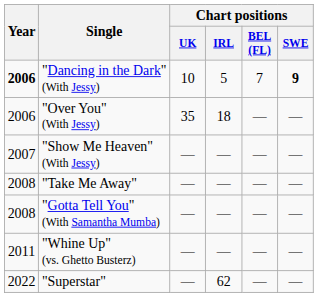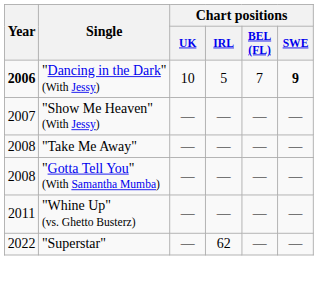- row: (74, 116)
